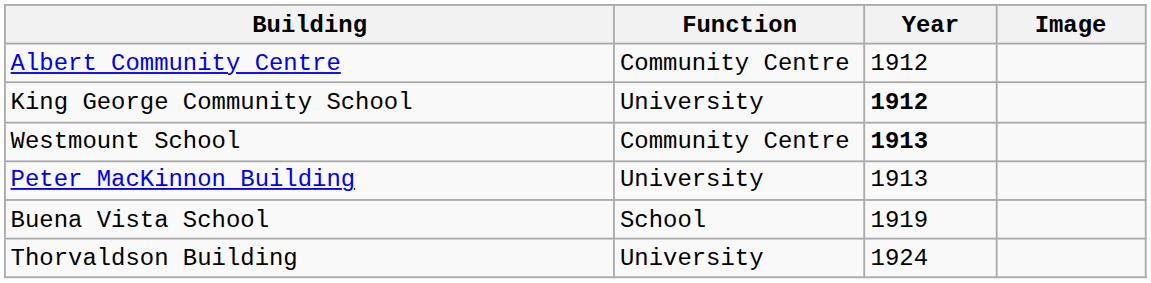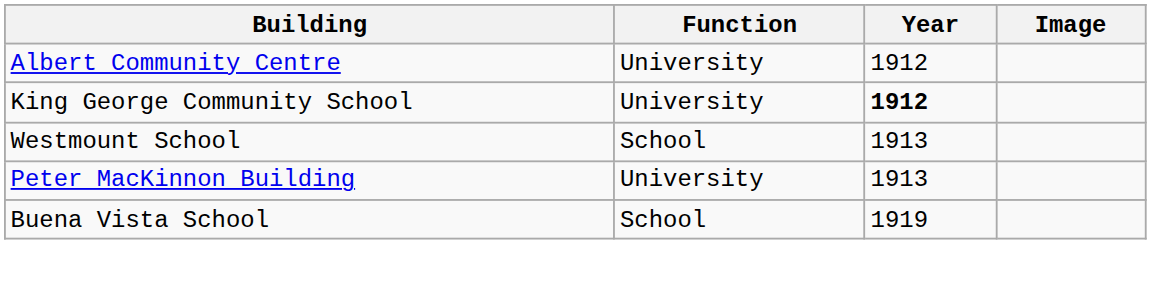(735, 63) Community Centre -> (692, 63) University
(735, 141) Community Centre -> (663, 141) School
(899, 141) bold -> (899, 141) normal
- row: (154, 258)
